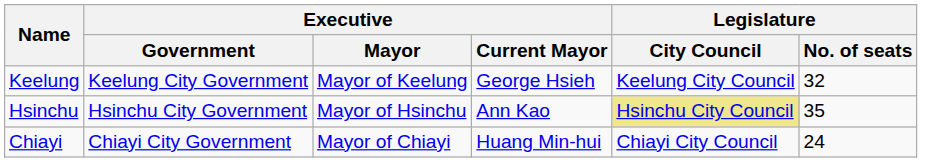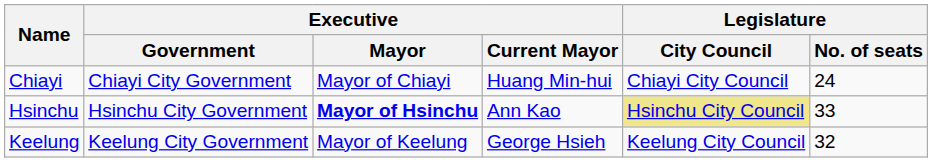rows swapped: (36, 141) <-> (44, 80)
(392, 111) normal -> (398, 111) bold
(814, 111) 35 -> (825, 111) 33
